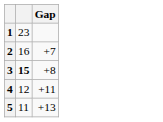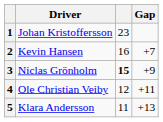+ column: (65, 14)
(50, 70) +8 -> (149, 70) +9
